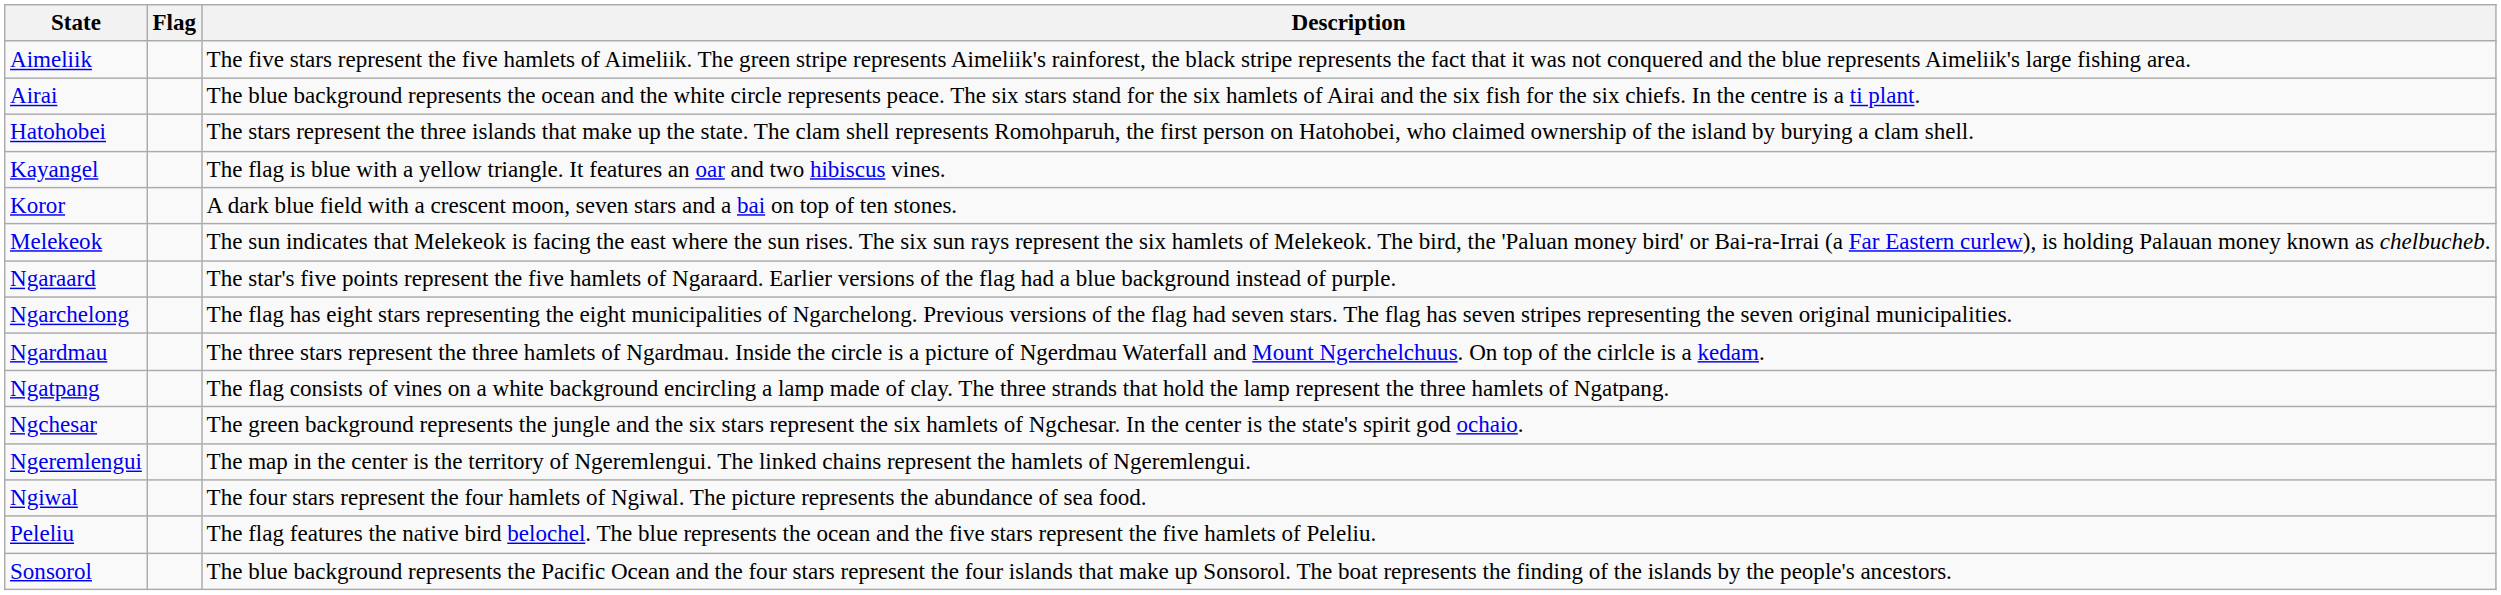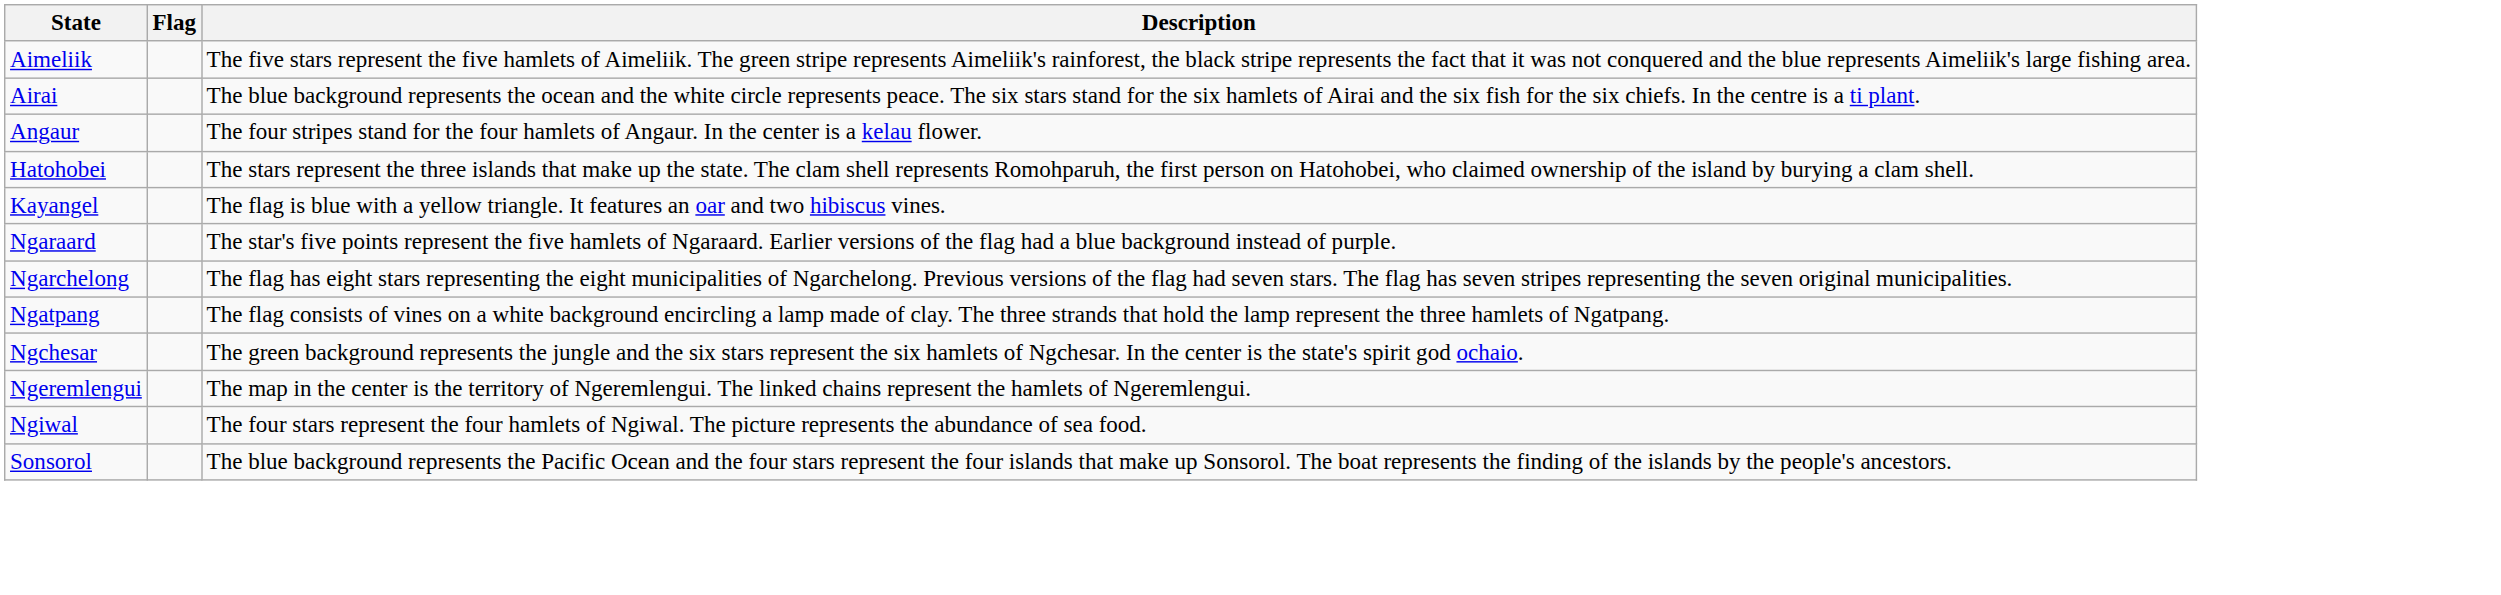+ row: (45, 132)
- row: (38, 205)
- row: (56, 242)
- row: (59, 351)
- row: (42, 534)
